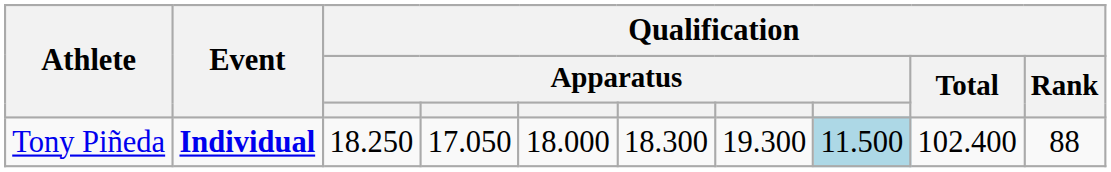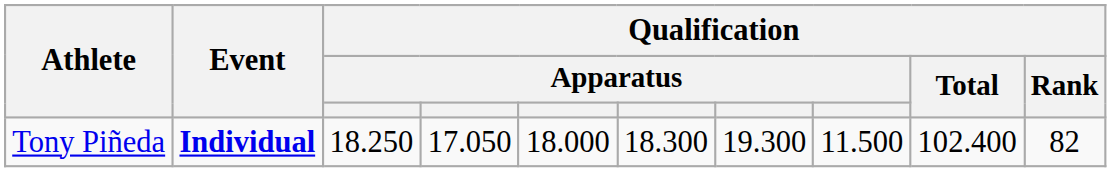(862, 141) lightblue background -> (862, 141) no background
(1065, 141) 88 -> (1065, 141) 82
